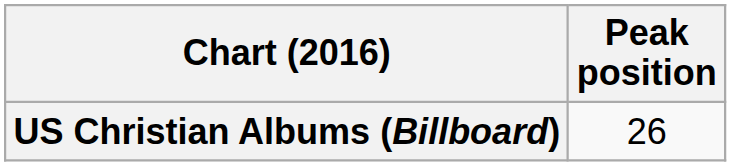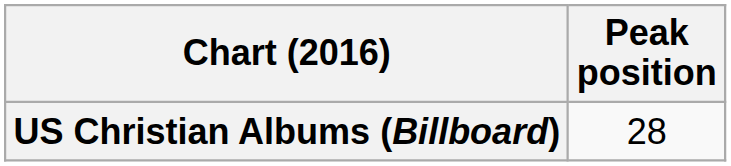(647, 130) 26 -> (647, 130) 28
